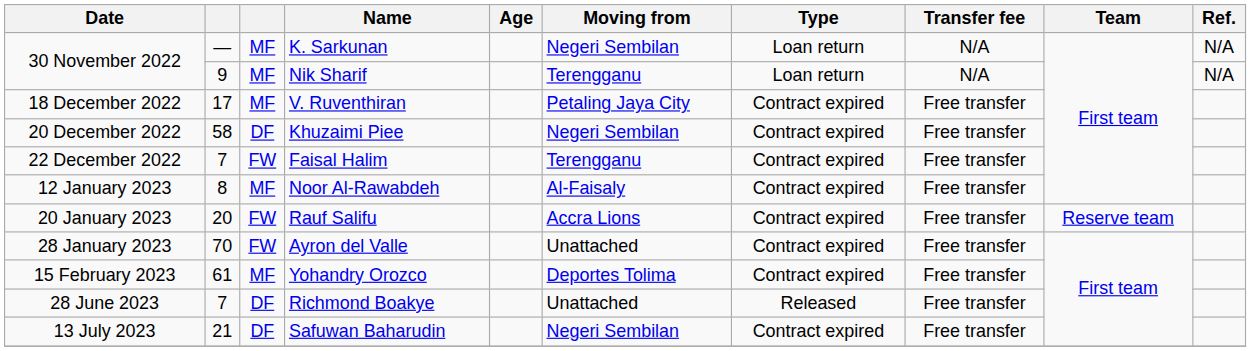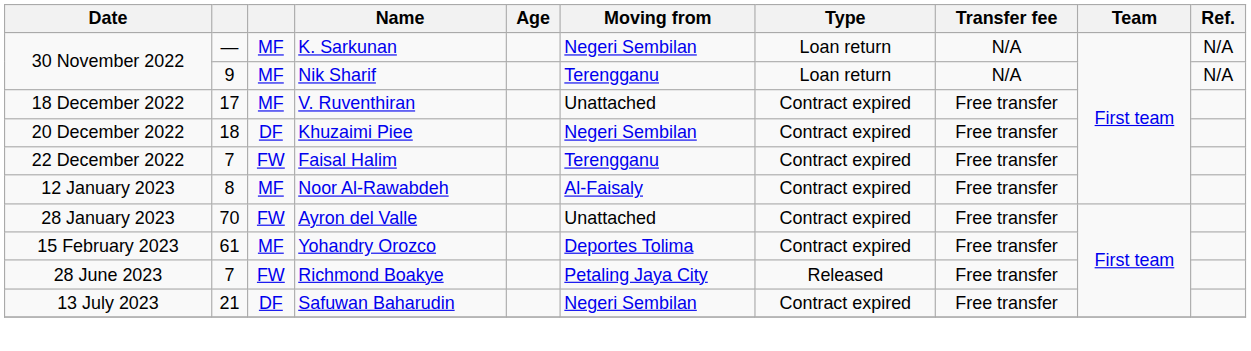(618, 103) Petaling Jaya City -> (610, 103) Unattached
(222, 132) 58 -> (229, 132) 18
- row: (333, 217)
(262, 302) DF -> (271, 274) FW
(592, 302) Unattached -> (636, 274) Petaling Jaya City
